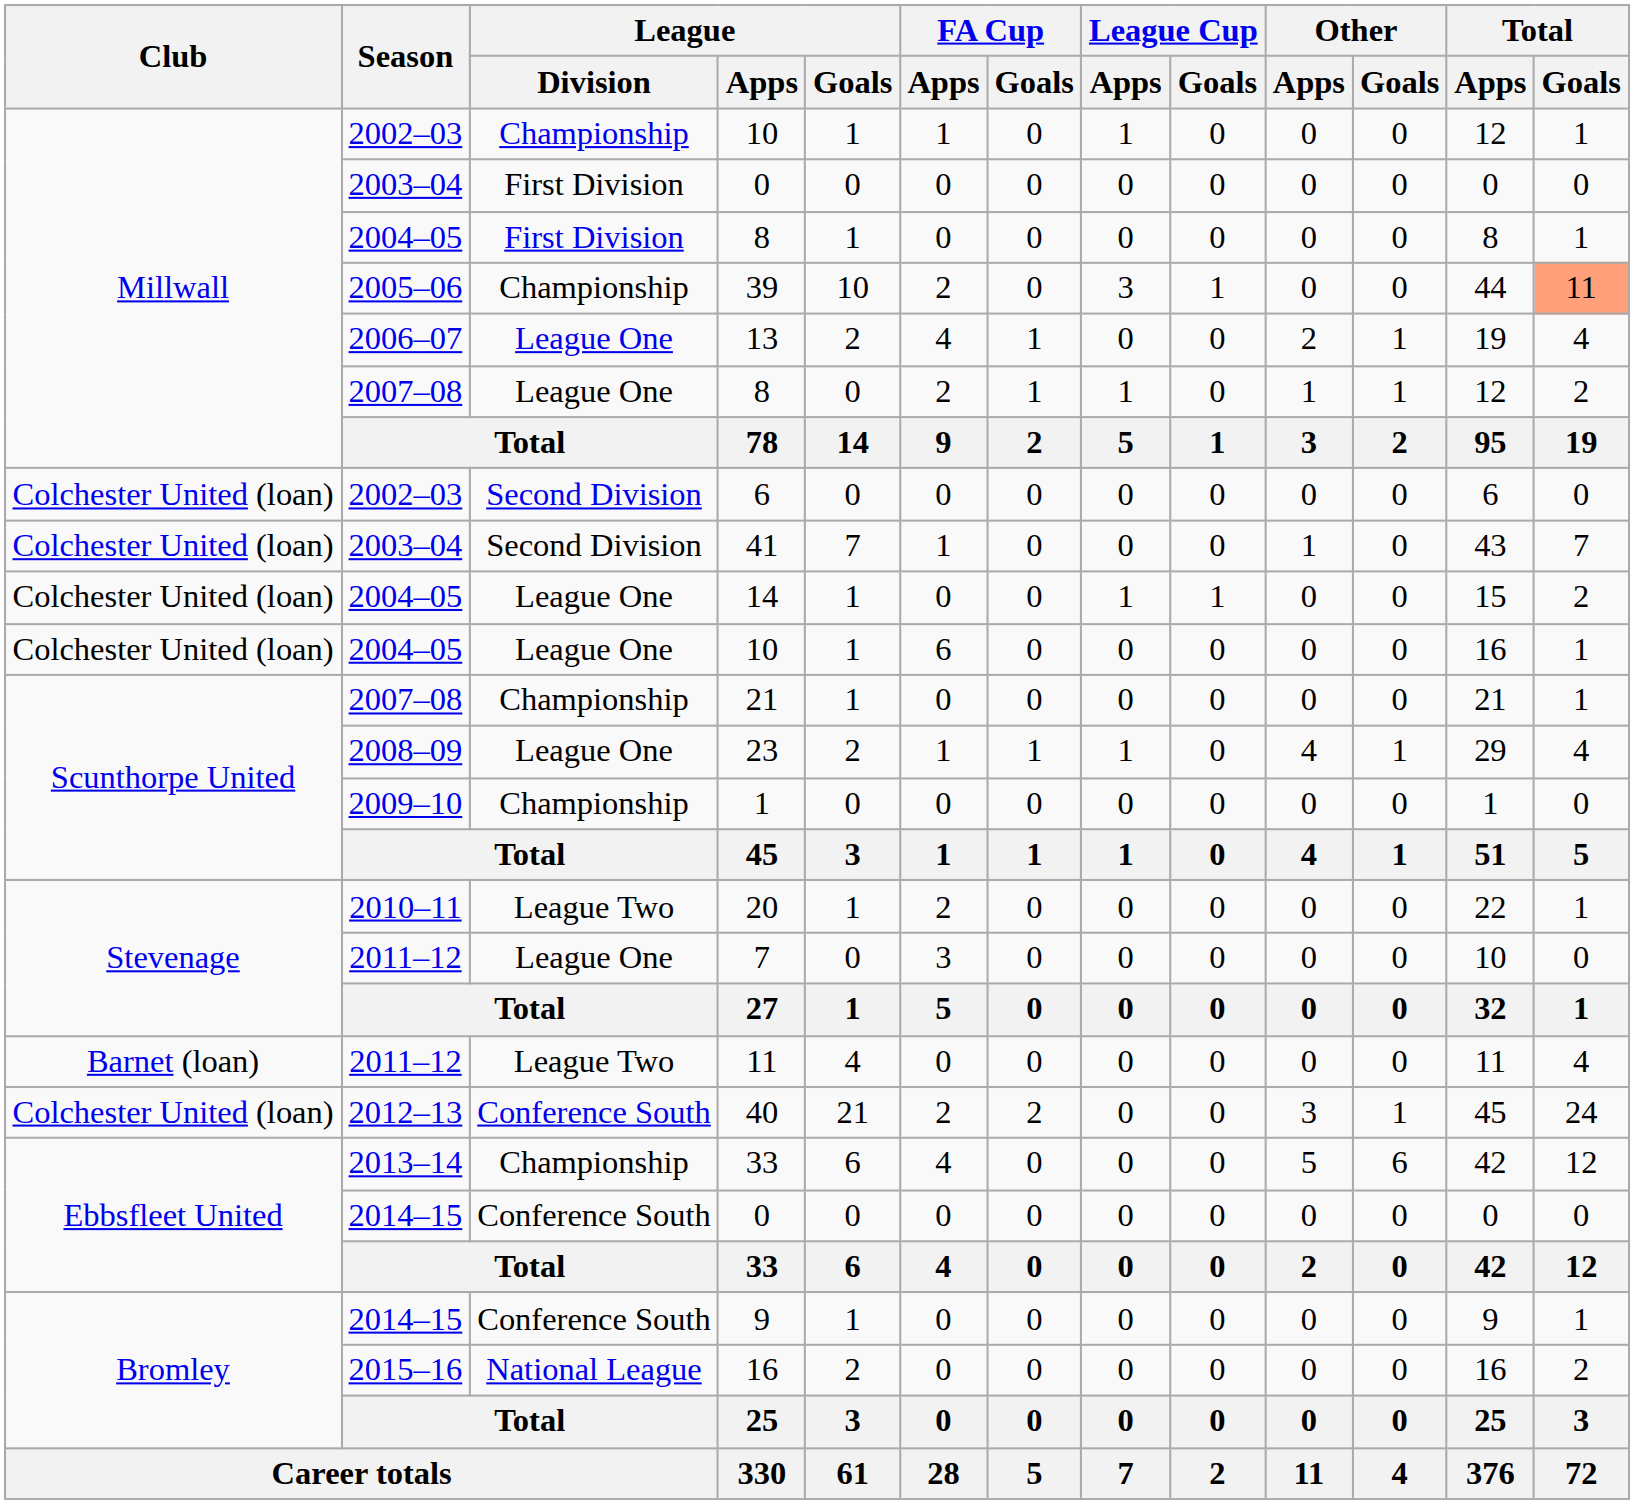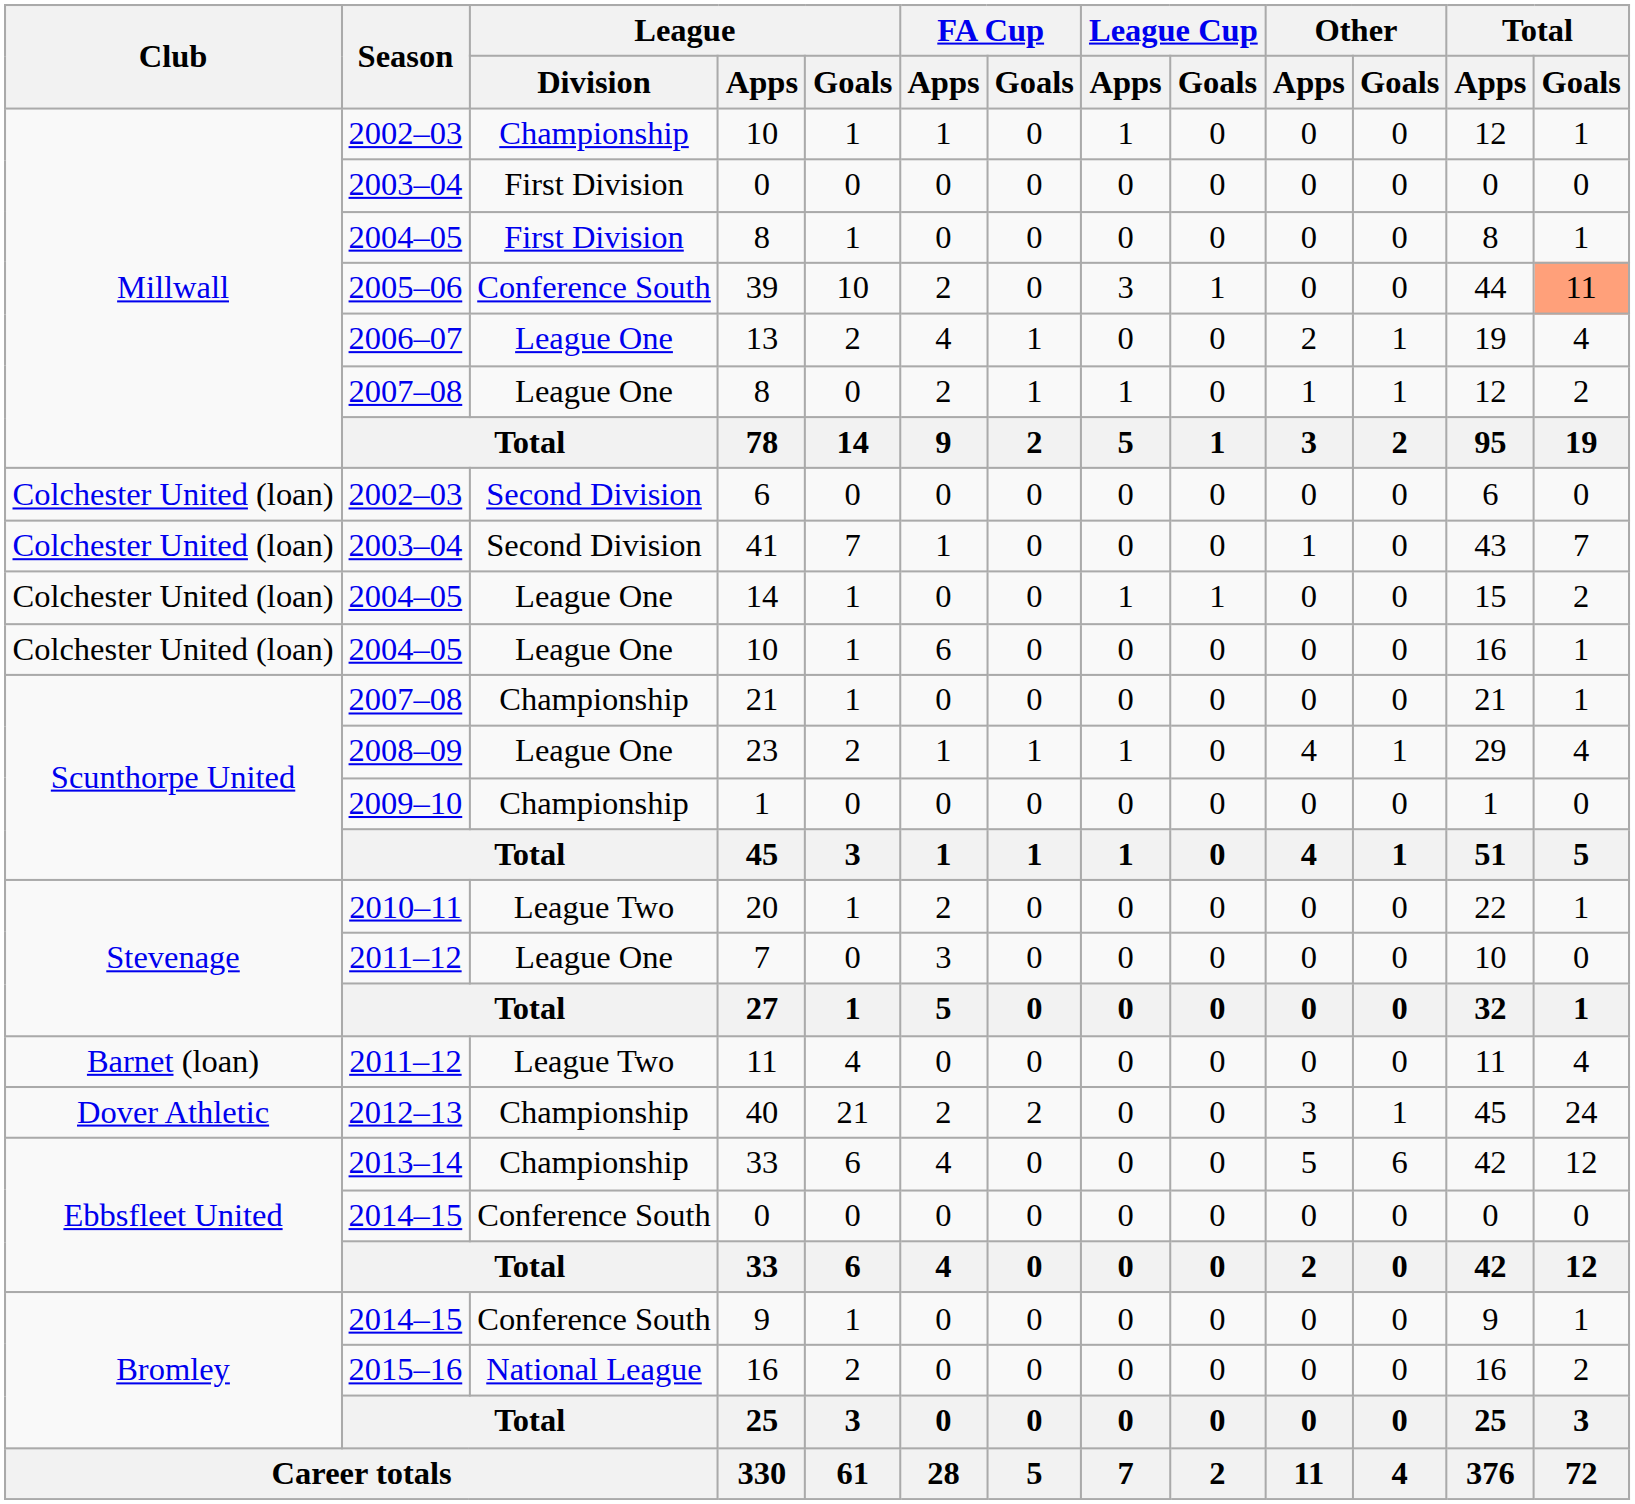(594, 287) Championship -> (594, 287) Conference South
(173, 1111) Colchester United (loan) -> (173, 1111) Dover Athletic
(594, 1111) Conference South -> (594, 1111) Championship
